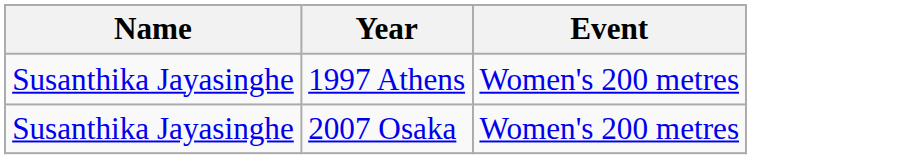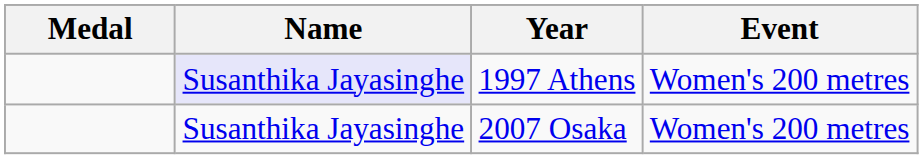+ column: (90, 29)
(153, 78) no background -> (323, 78) lavender background
